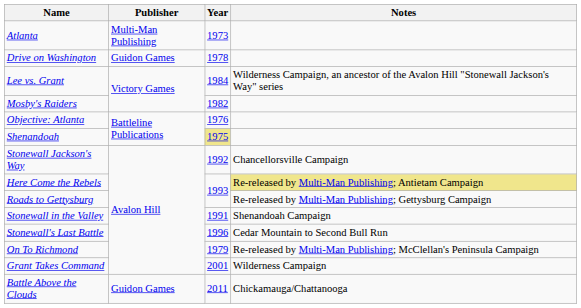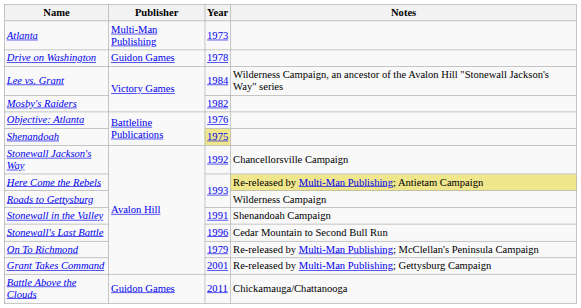(362, 199) Re-released by Multi-Man Publishing; Gettysburg Campaign -> (280, 199) Wilderness Campaign
(280, 266) Wilderness Campaign -> (362, 266) Re-released by Multi-Man Publishing; Gettysburg Campaign
